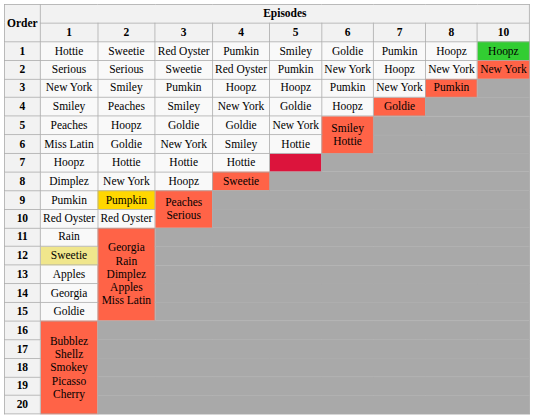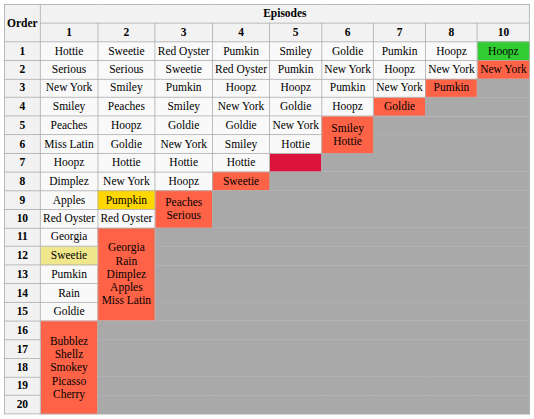(69, 199) Pumkin -> (69, 199) Apples
(69, 236) Rain -> (69, 236) Georgia
(69, 274) Apples -> (69, 274) Pumkin
(69, 292) Georgia -> (69, 292) Rain
